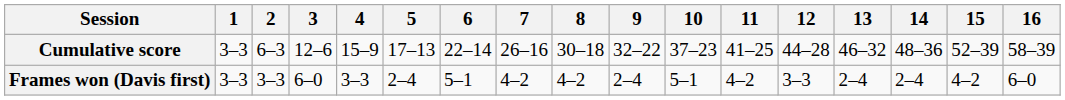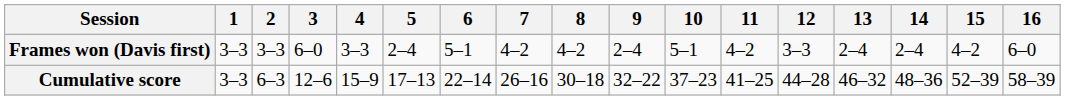rows swapped: (110, 79) <-> (110, 49)
